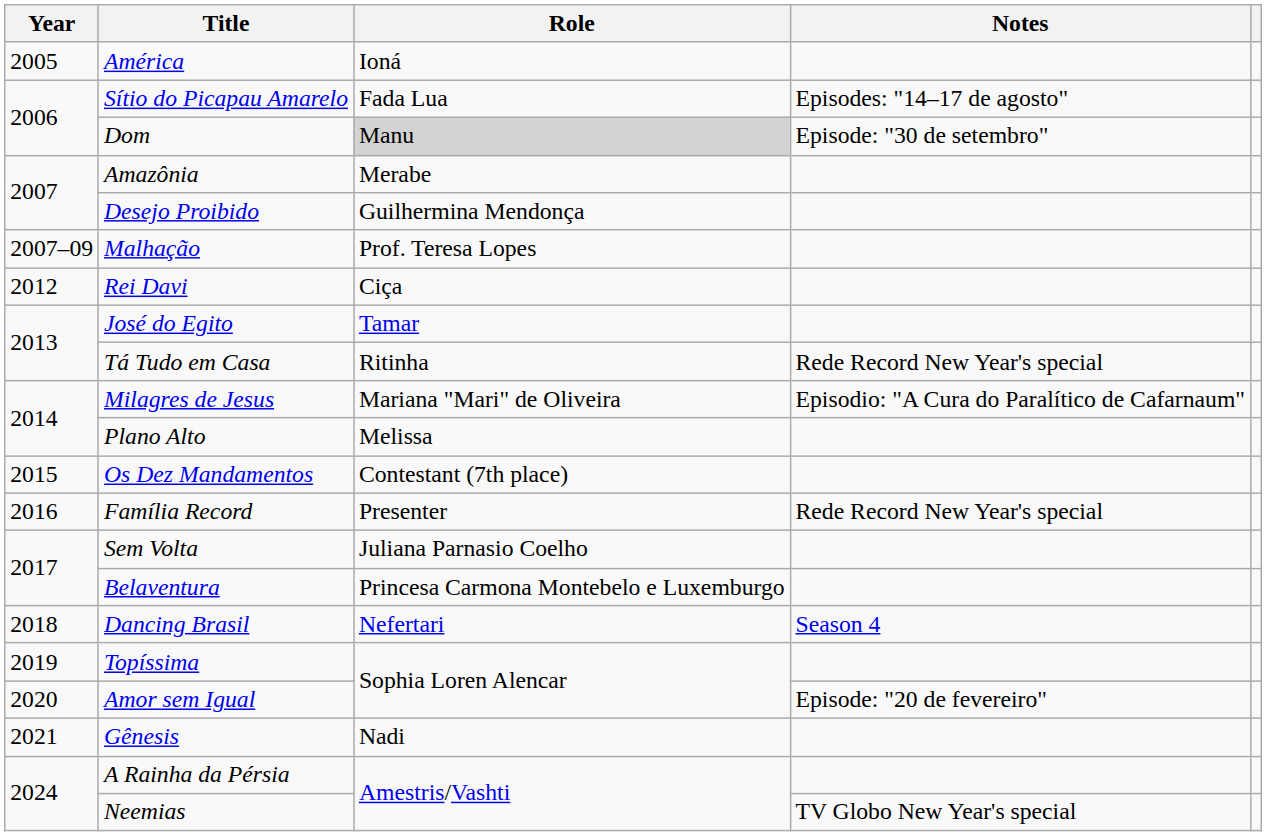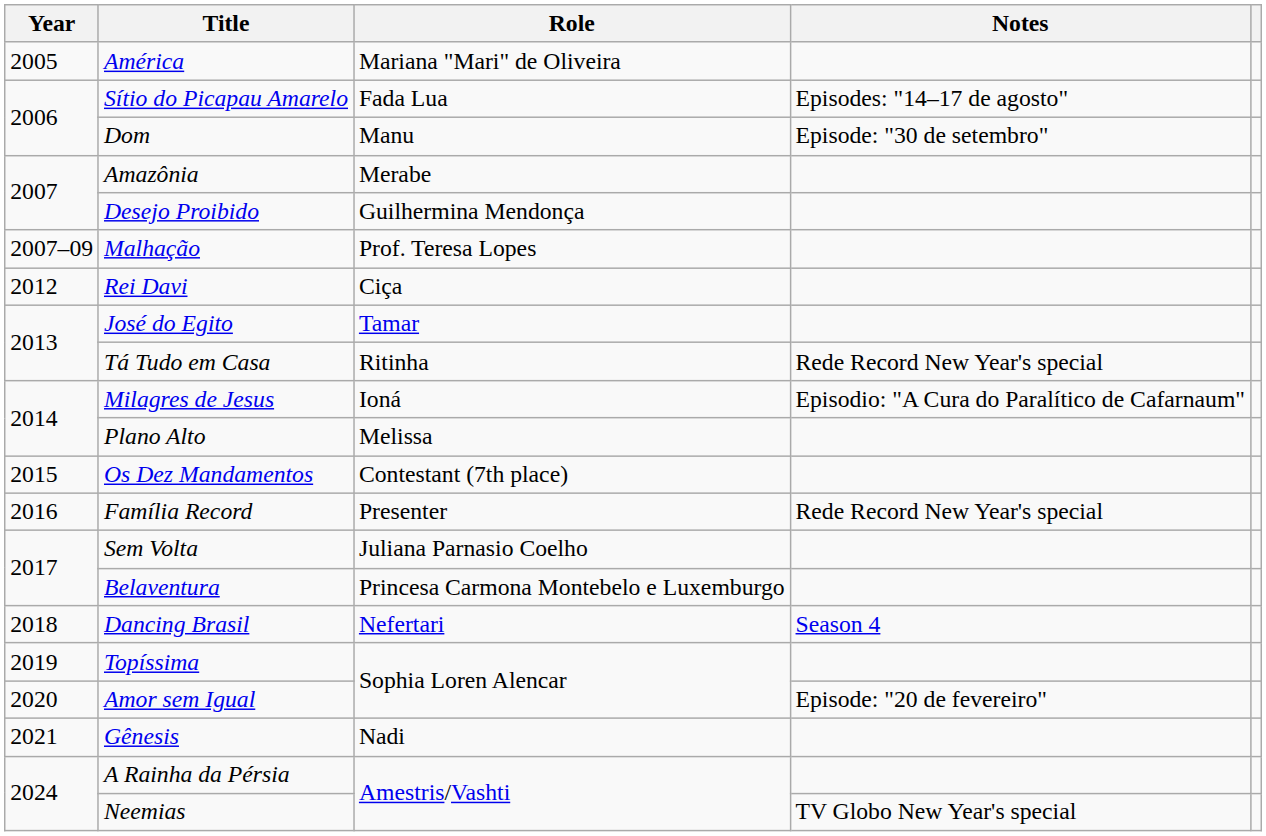(380, 60) Ioná -> (490, 60) Mariana "Mari" de Oliveira
(387, 135) lightgrey background -> (387, 135) no background
(490, 398) Mariana "Mari" de Oliveira -> (380, 398) Ioná
